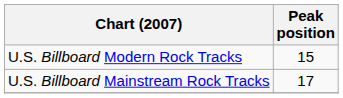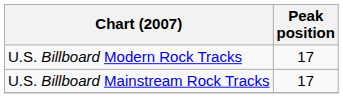(306, 57) 15 -> (306, 57) 17
